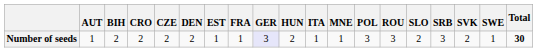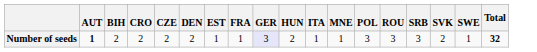- column: (419, 23)
(92, 39) normal -> (92, 39) bold
(519, 39) 30 -> (495, 39) 32
